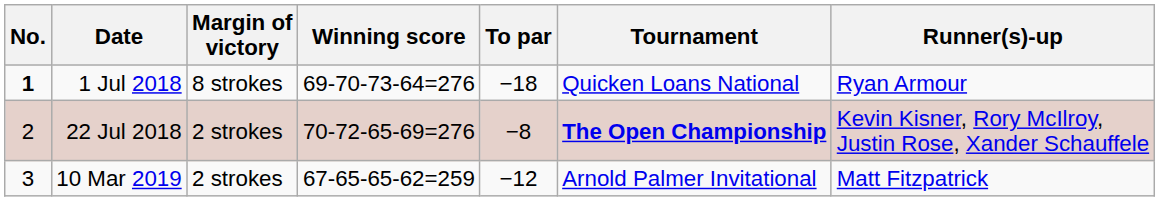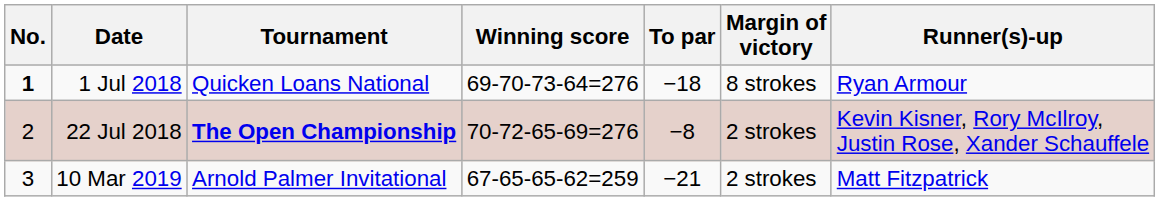columns swapped: (694, 35) <-> (242, 35)
(518, 179) −12 -> (682, 179) −21
